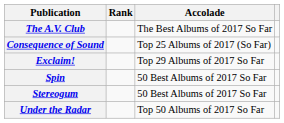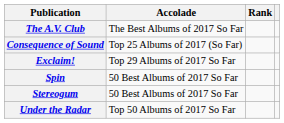columns swapped: (205, 12) <-> (121, 12)
